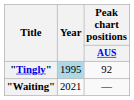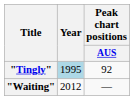(71, 87) 2021 -> (71, 87) 2012
